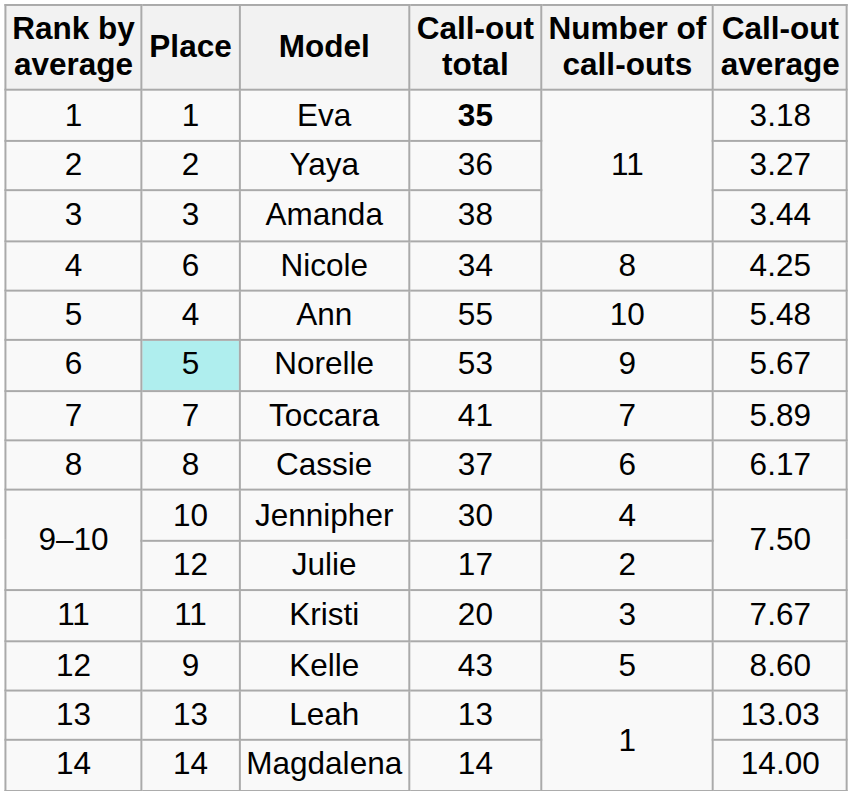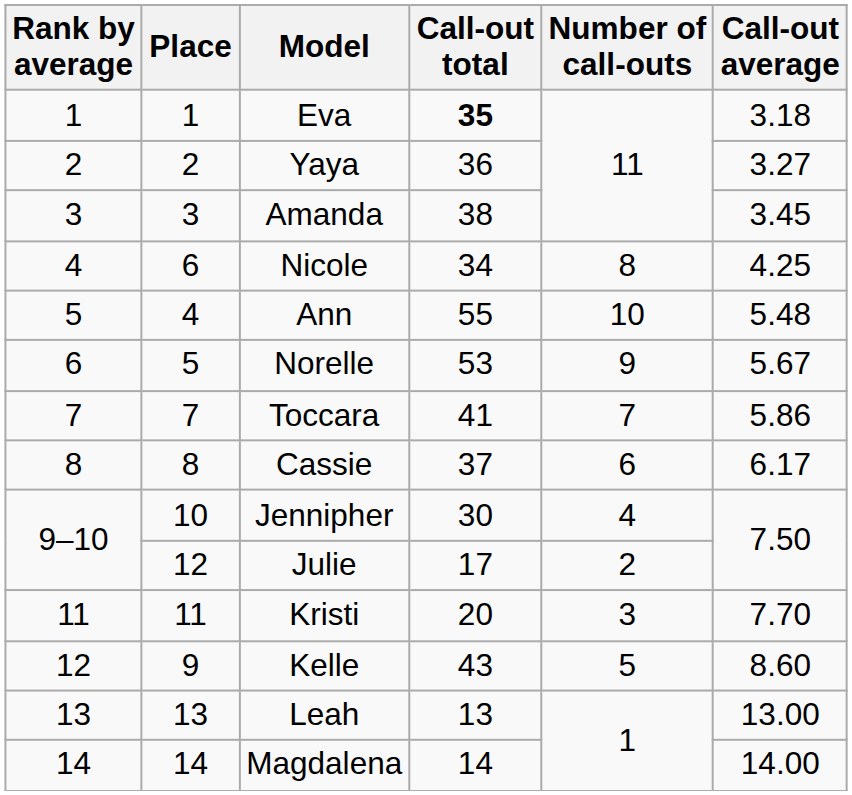(780, 214) 3.44 -> (780, 214) 3.45
(191, 364) paleturquoise background -> (191, 364) no background
(780, 414) 5.89 -> (780, 414) 5.86
(780, 614) 7.67 -> (780, 614) 7.70
(780, 714) 13.03 -> (780, 714) 13.00
